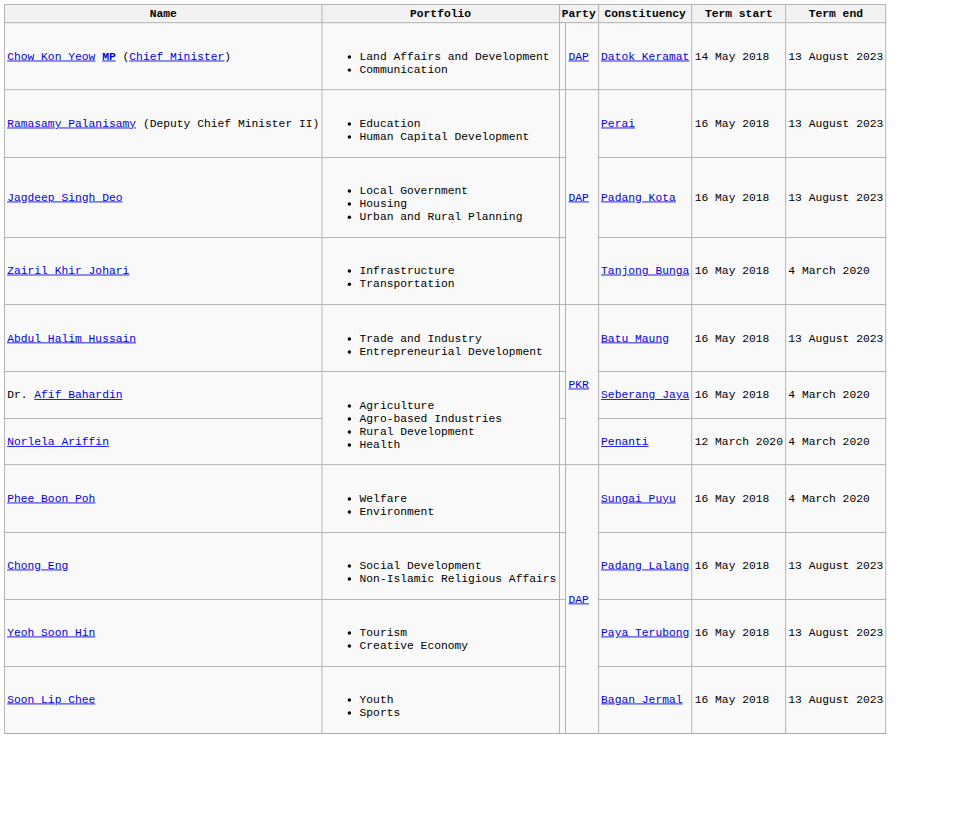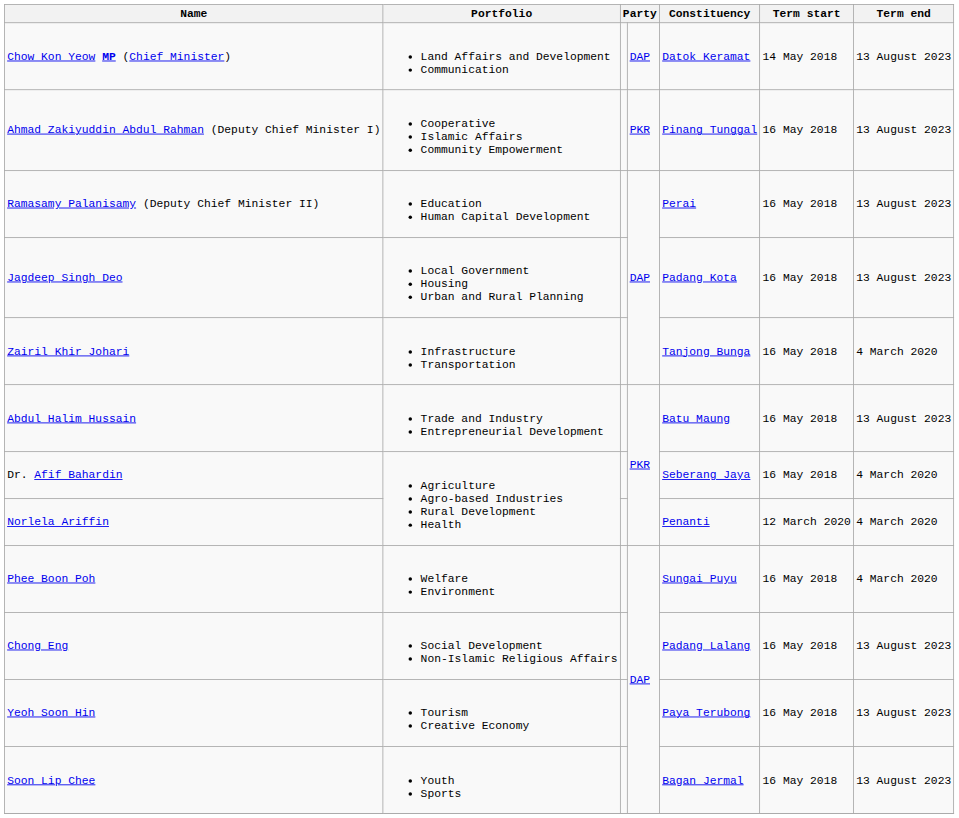+ row: (194, 130)
